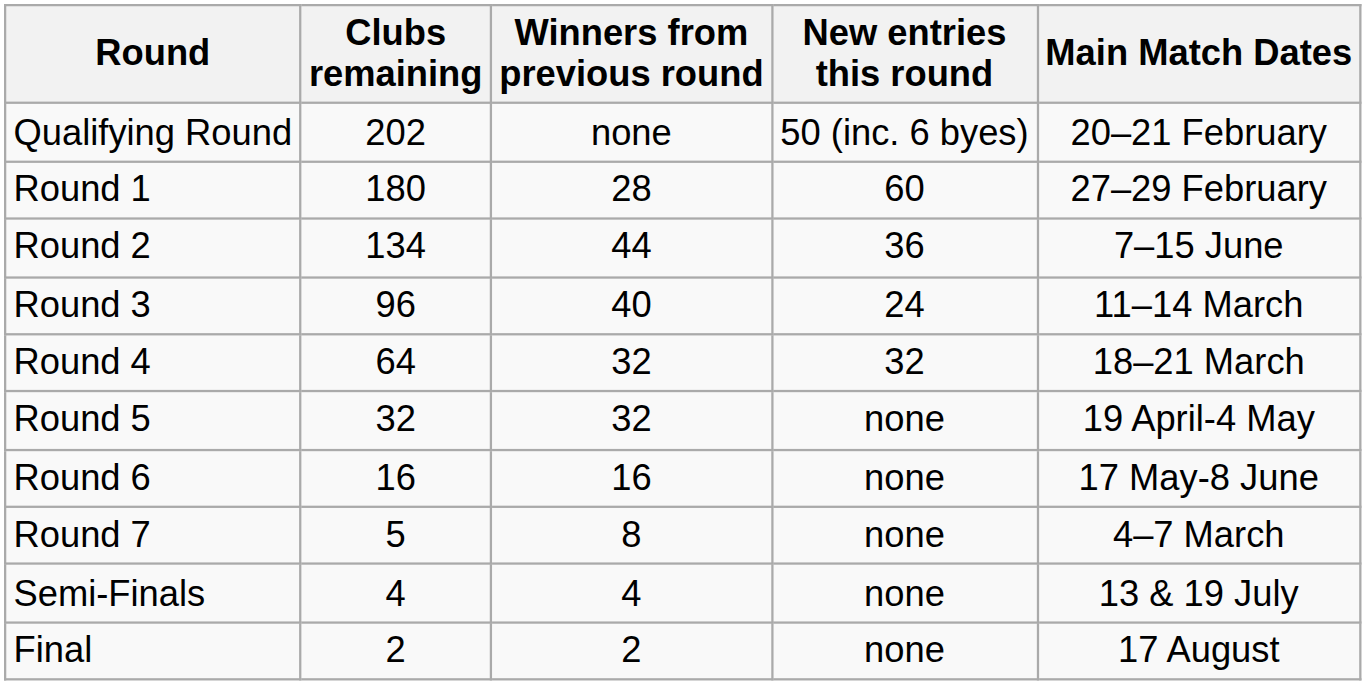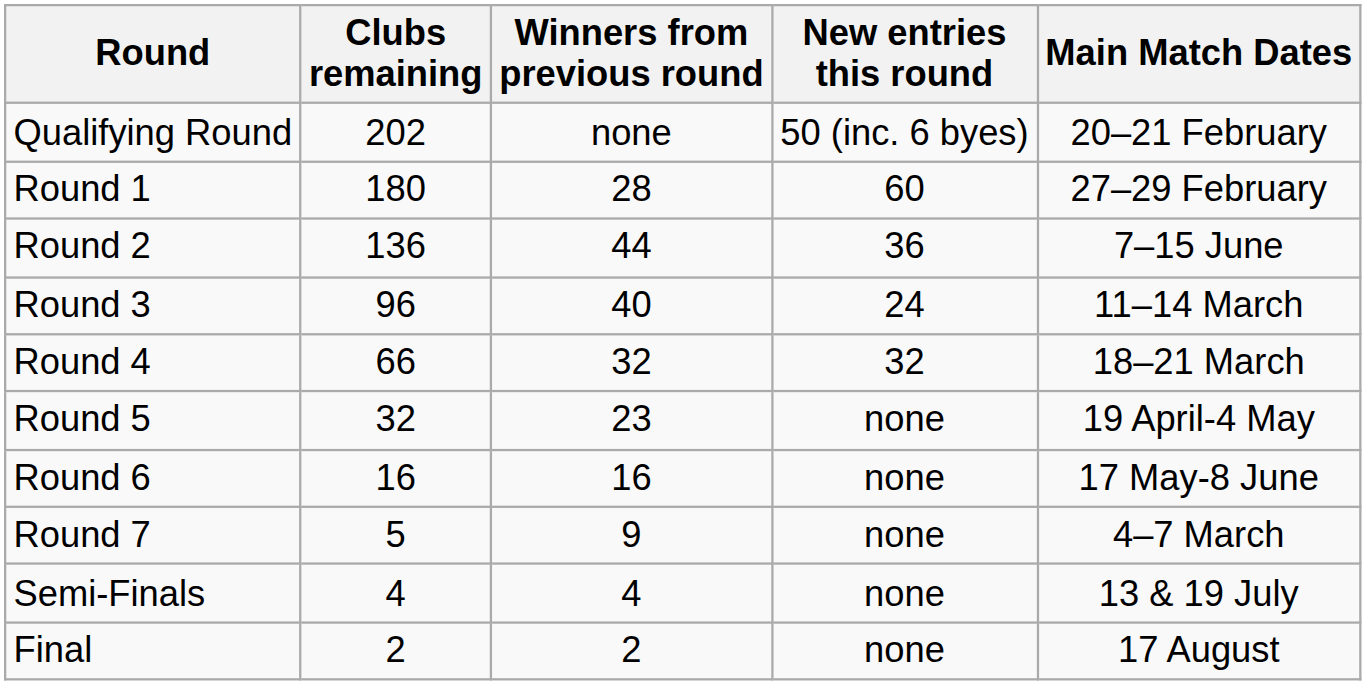(396, 246) 134 -> (396, 246) 136
(396, 362) 64 -> (396, 362) 66
(631, 419) 32 -> (631, 419) 23
(631, 534) 8 -> (631, 534) 9
